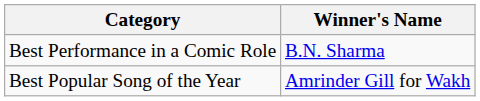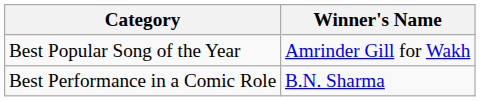rows swapped: (143, 50) <-> (125, 80)
